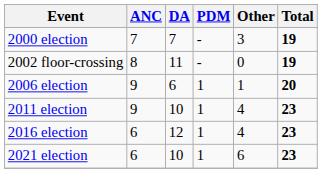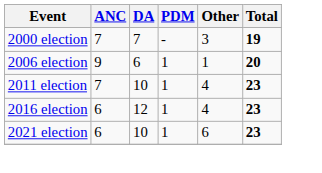- row: (66, 62)
(134, 109) 9 -> (98, 86) 7
